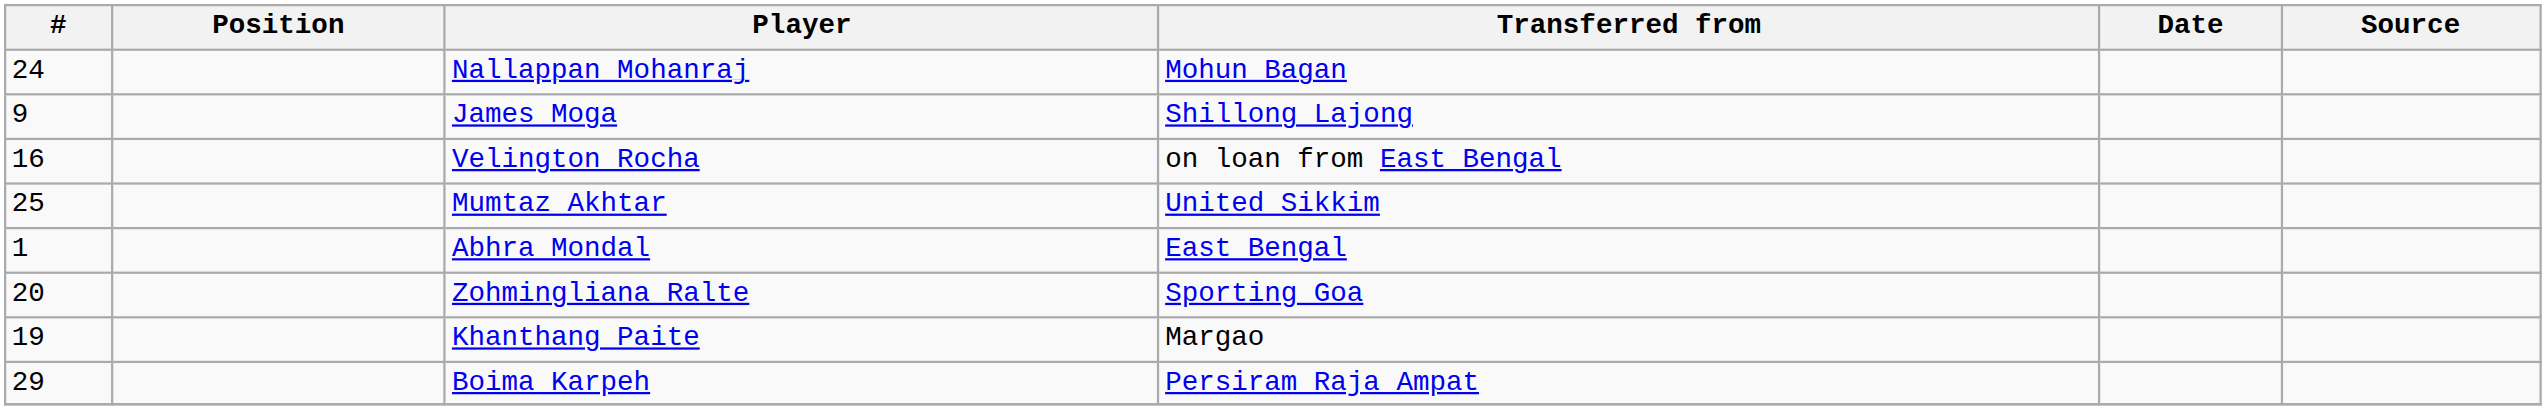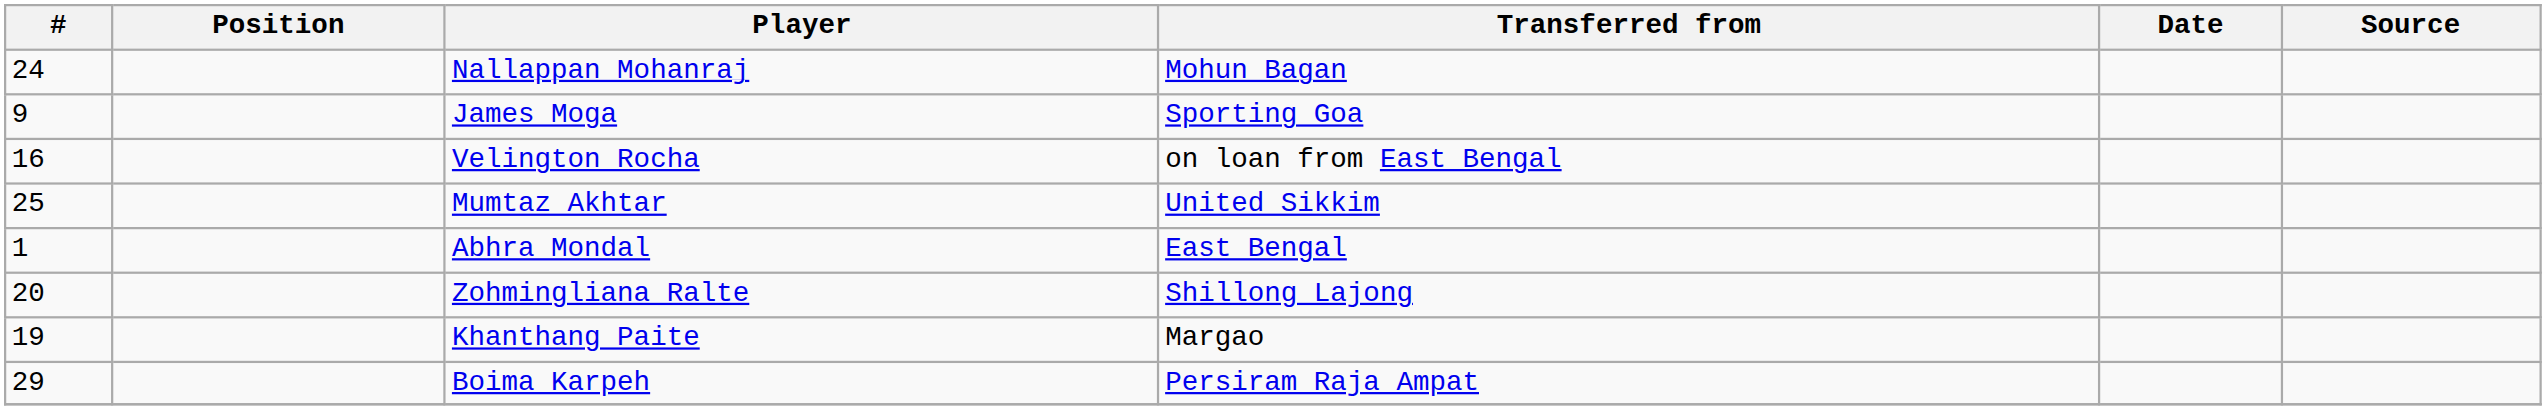(1289, 117) Shillong Lajong -> (1264, 117) Sporting Goa
(1264, 294) Sporting Goa -> (1289, 294) Shillong Lajong
